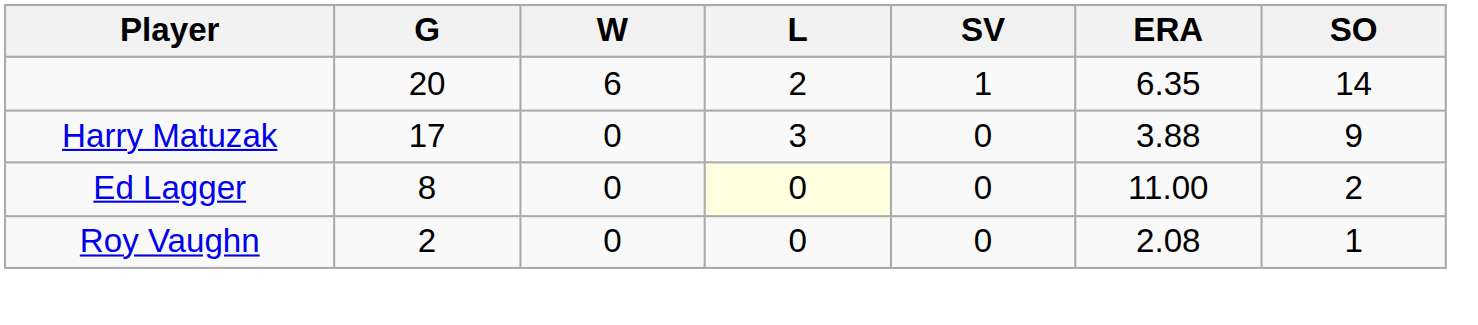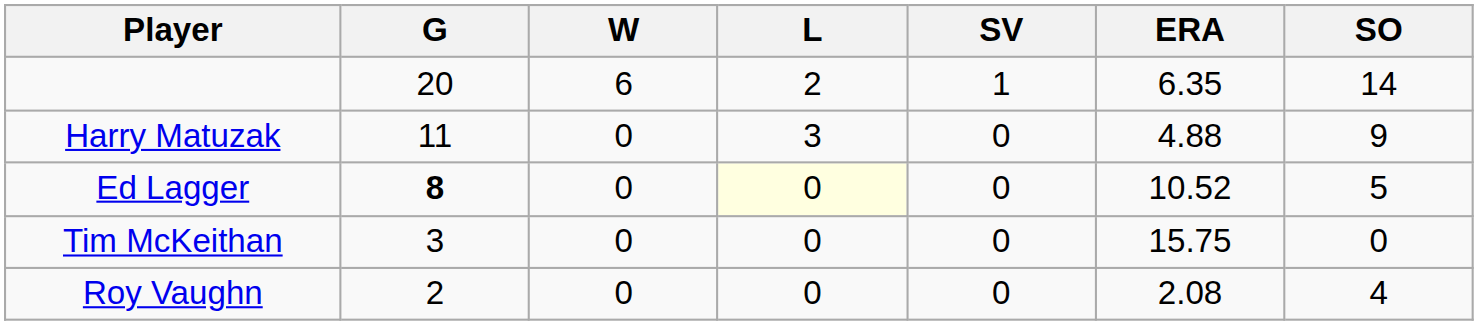(427, 135) 17 -> (435, 135) 11
(1168, 135) 3.88 -> (1190, 135) 4.88
(427, 188) normal -> (435, 188) bold
(1168, 188) 11.00 -> (1190, 188) 10.52
(1354, 188) 2 -> (1379, 188) 5
+ row: (173, 240)
(1354, 240) 1 -> (1379, 293) 4
